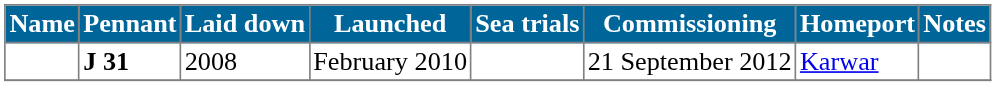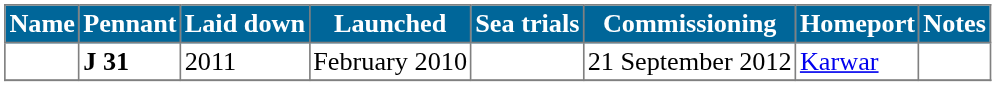(211, 61) 2008 -> (210, 61) 2011
